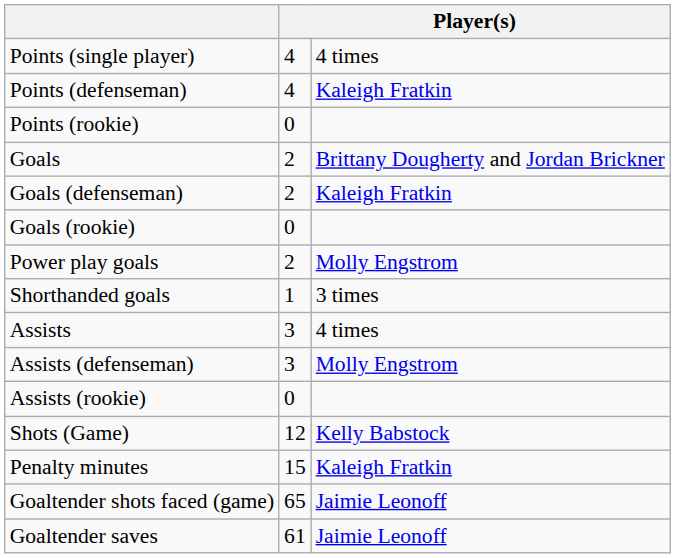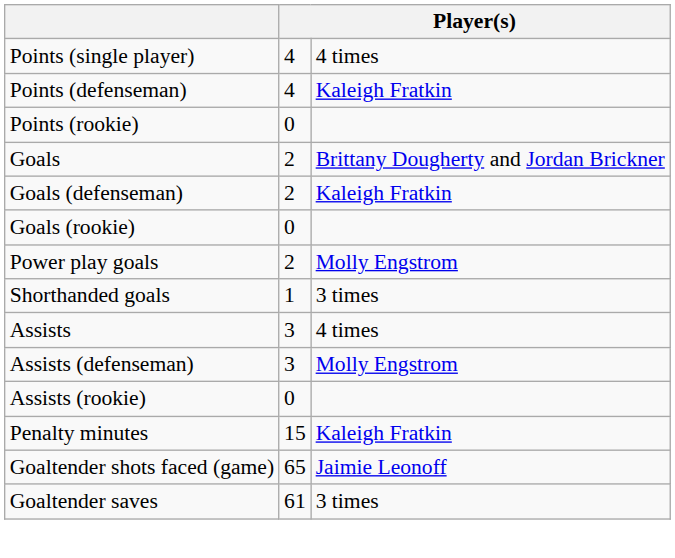- row: (69, 432)
(381, 535) Jaimie Leonoff -> (347, 501) 3 times
